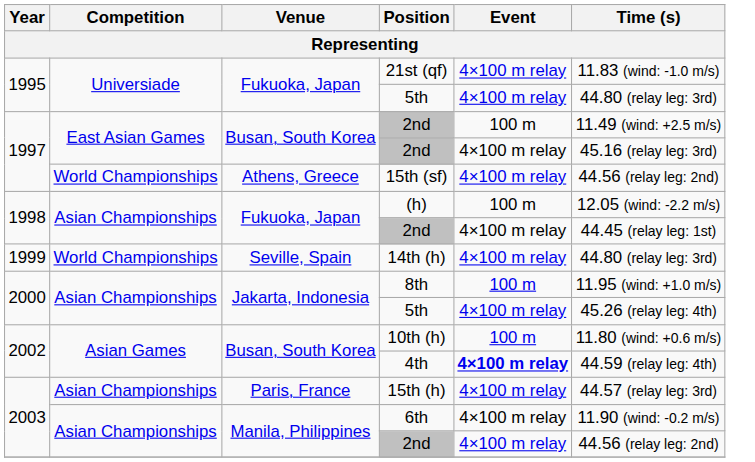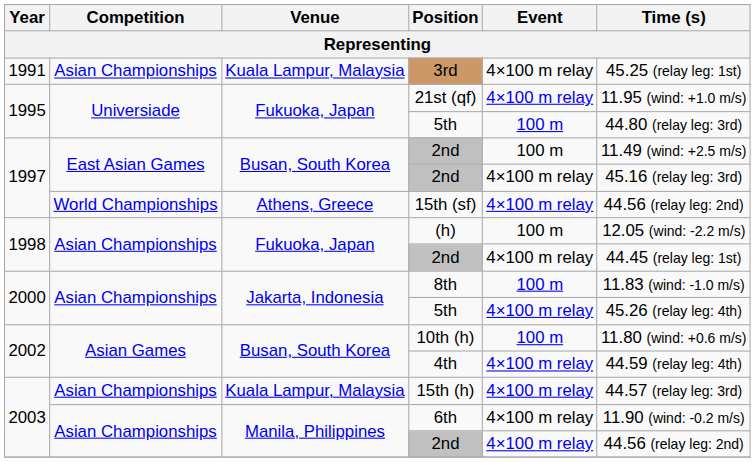+ row: (27, 71)
(649, 71) 11.83 (wind: -1.0 m/s) -> (674, 97) 11.95 (wind: +1.0 m/s)
(513, 97) 4×100 m relay -> (540, 124) 100 m
- row: (27, 257)
(649, 284) 11.95 (wind: +1.0 m/s) -> (674, 284) 11.83 (wind: -1.0 m/s)
(513, 364) bold -> (540, 364) normal
(300, 390) Paris, France -> (315, 390) Kuala Lampur, Malaysia
